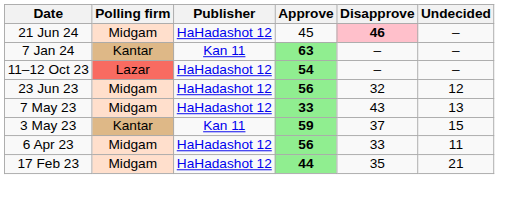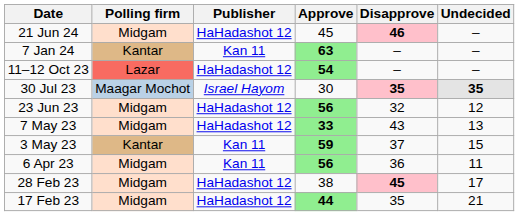+ row: (48, 89)
(224, 145) HaHadashot 12 -> (244, 164) Kan 11
(377, 145) 33 -> (397, 164) 36
+ row: (48, 183)
